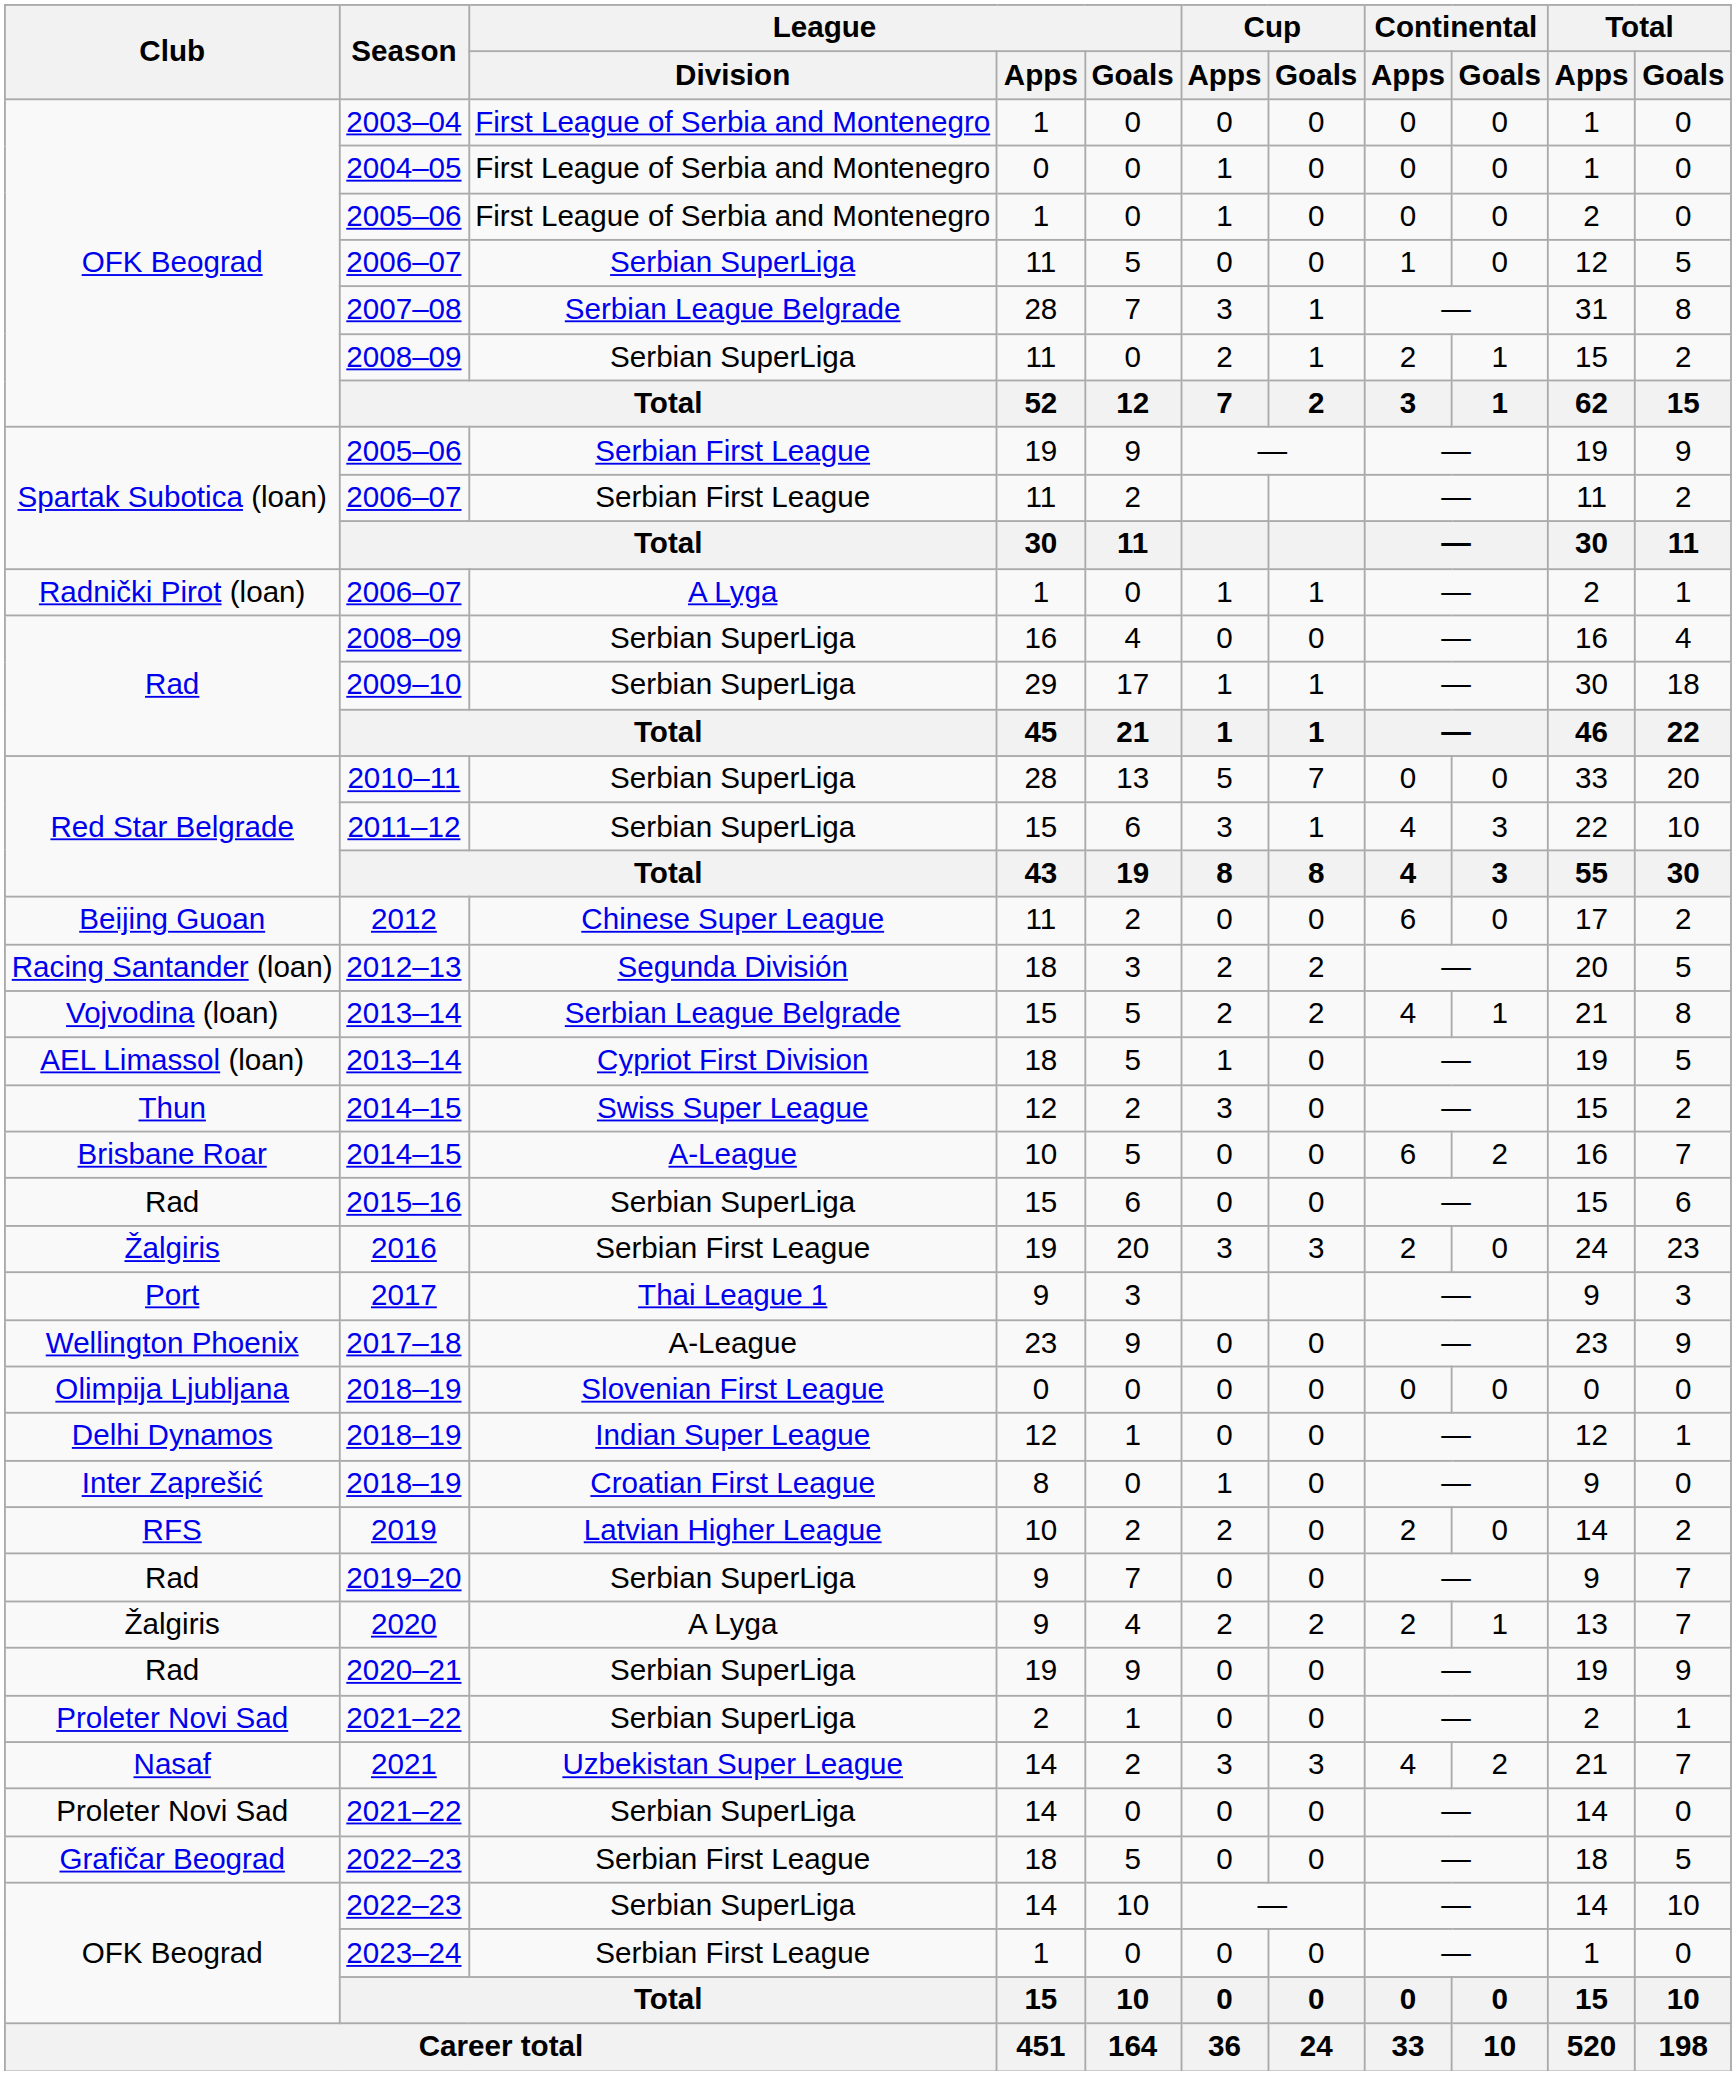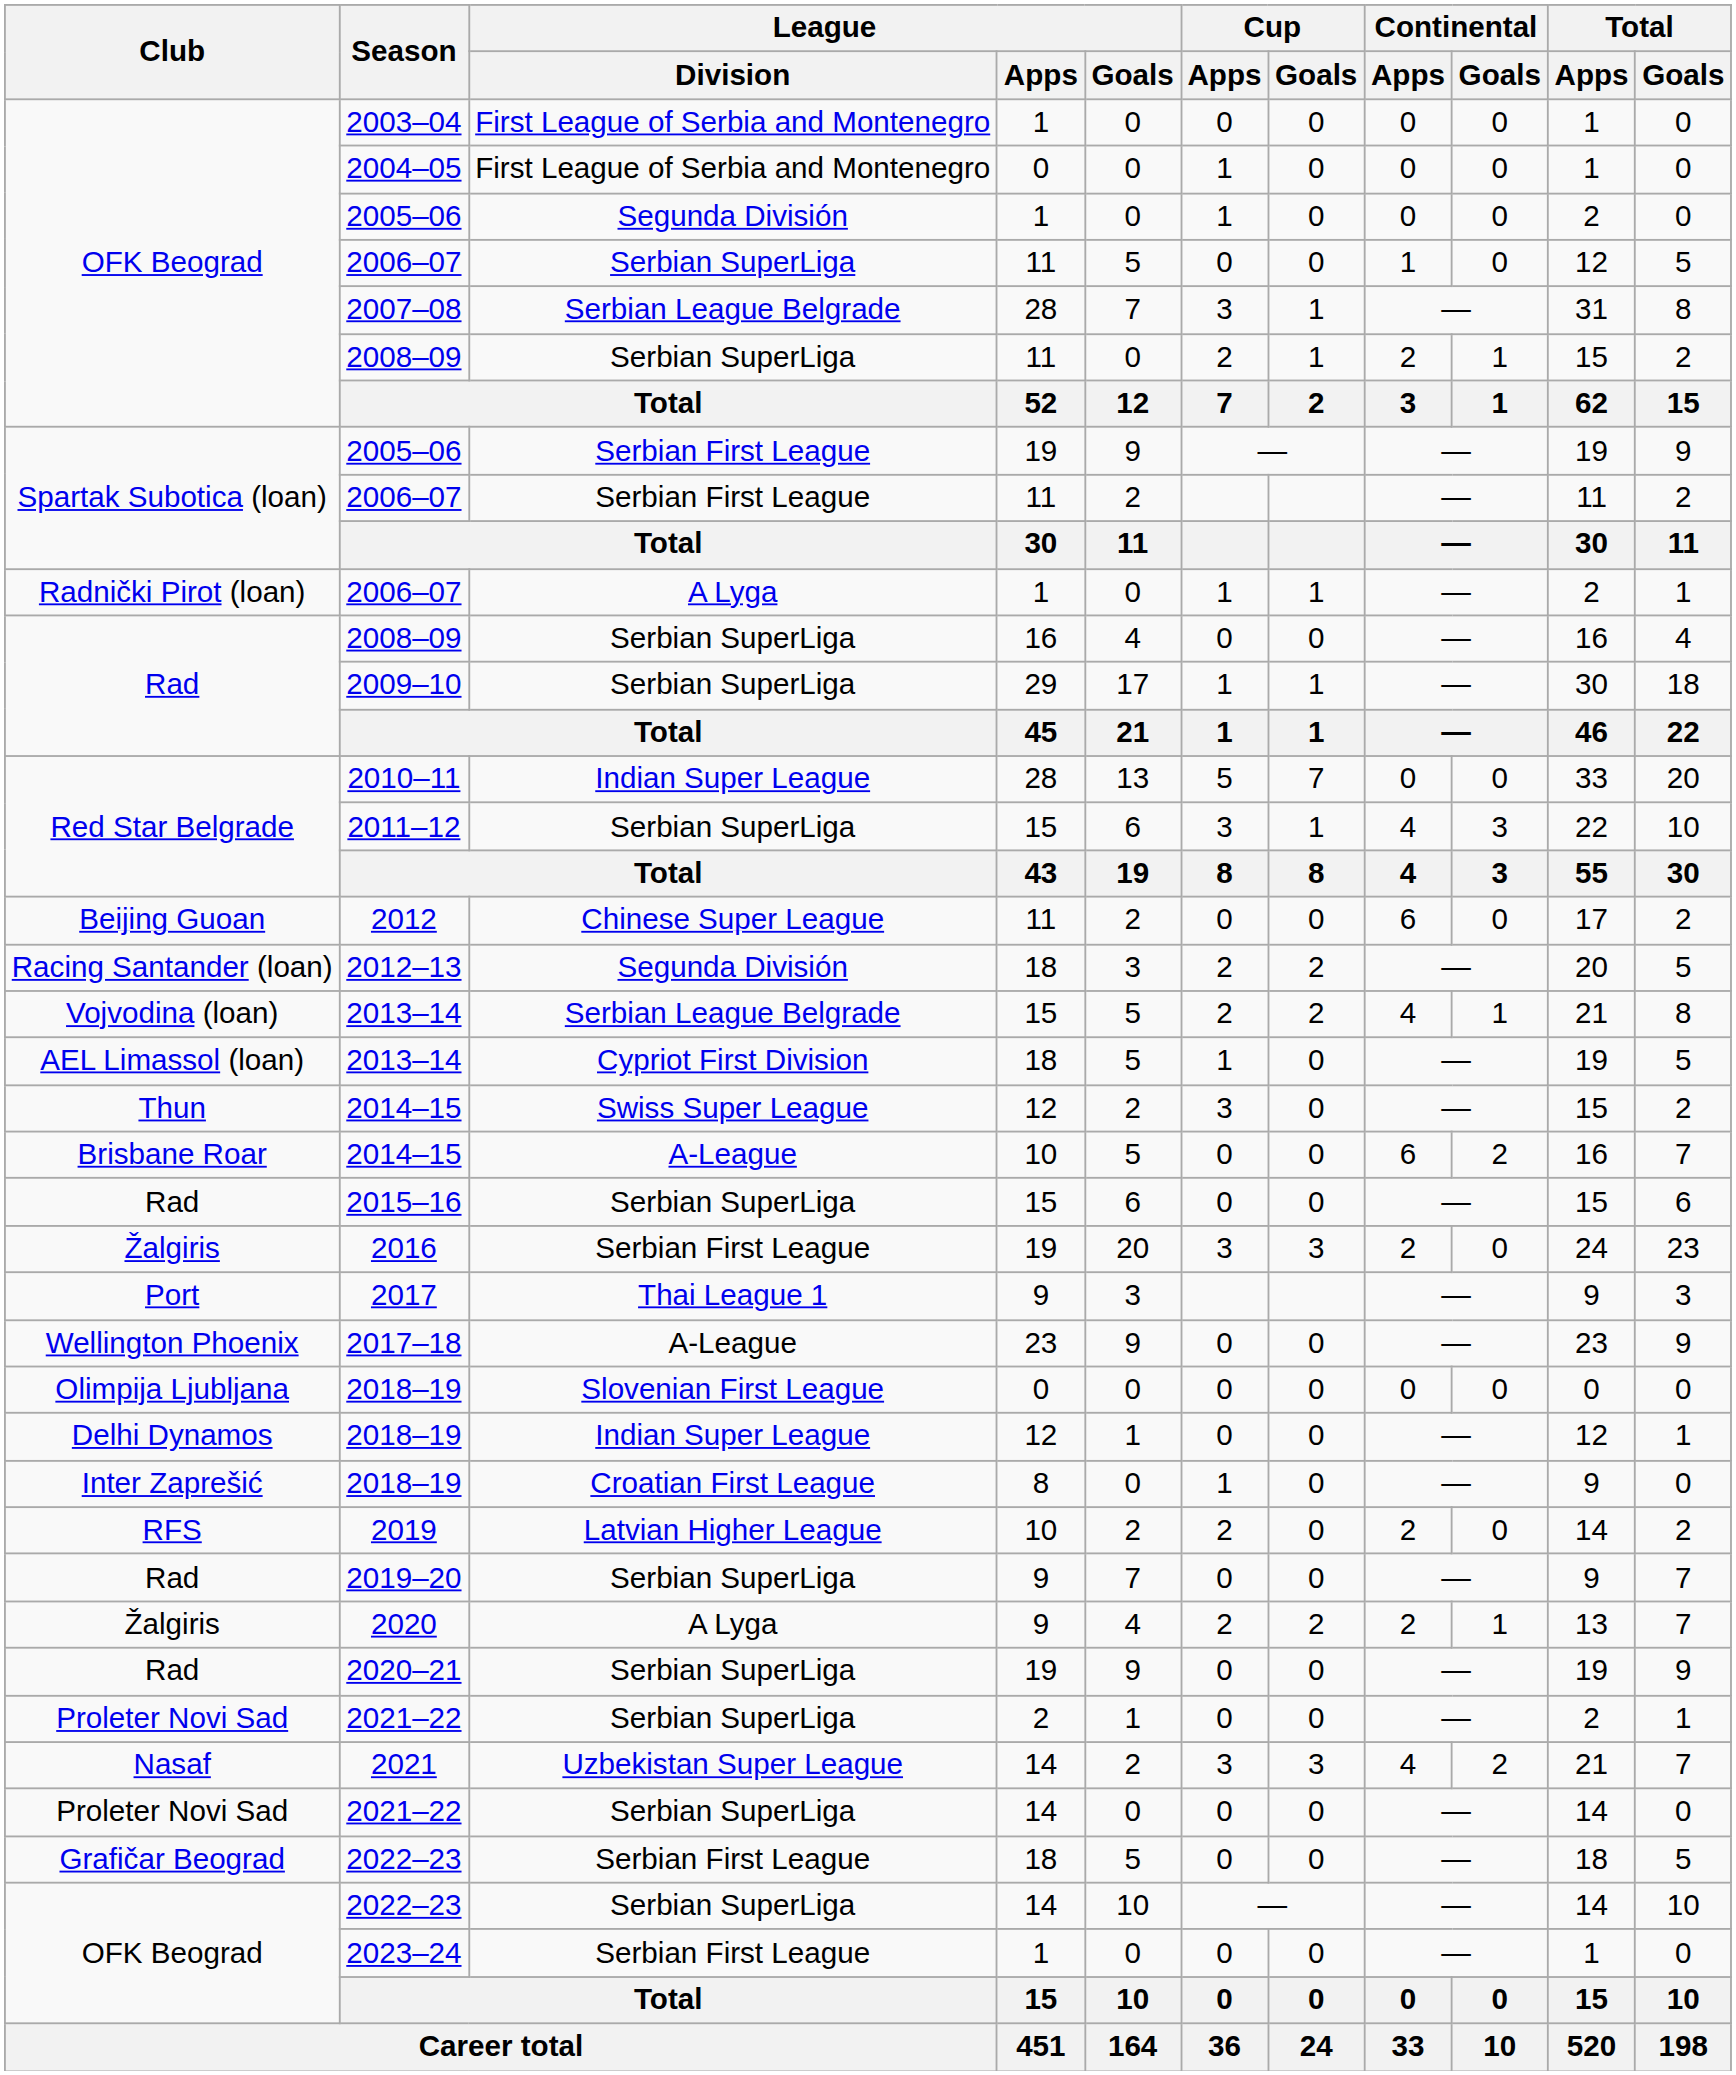(733, 215) First League of Serbia and Montenegro -> (733, 215) Segunda División
(733, 779) Serbian SuperLiga -> (733, 779) Indian Super League
